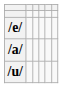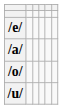+ row: (15, 71)
